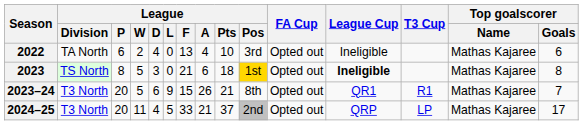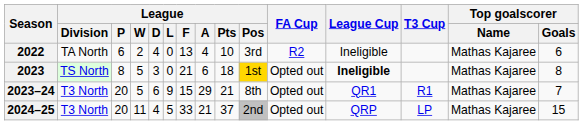(297, 52) Opted out -> (297, 52) R2
(205, 91) 26 -> (205, 91) 29
(559, 110) 17 -> (559, 110) 15
